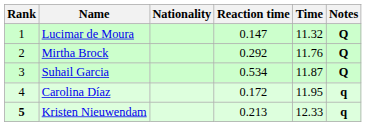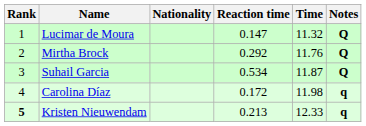(309, 92) 11.95 -> (309, 92) 11.98
